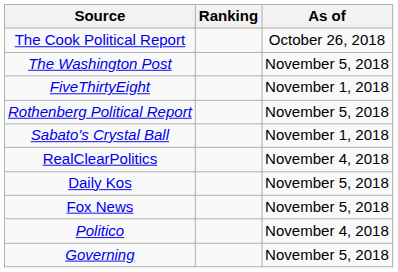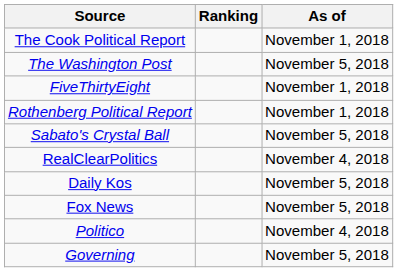(327, 40) October 26, 2018 -> (327, 40) November 1, 2018
(327, 111) November 5, 2018 -> (327, 111) November 1, 2018
(327, 135) November 1, 2018 -> (327, 135) November 5, 2018
